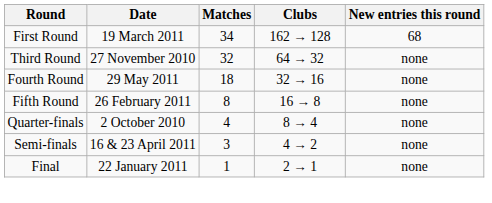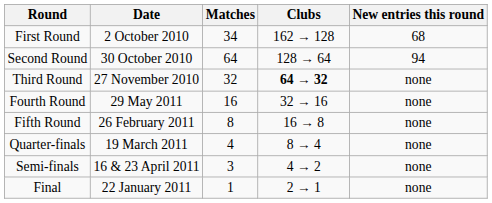(143, 36) 19 March 2011 -> (147, 36) 2 October 2010
+ row: (47, 58)
(300, 58) normal -> (304, 79) bold
(227, 79) 18 -> (230, 101) 16
(143, 123) 2 October 2010 -> (147, 144) 19 March 2011
